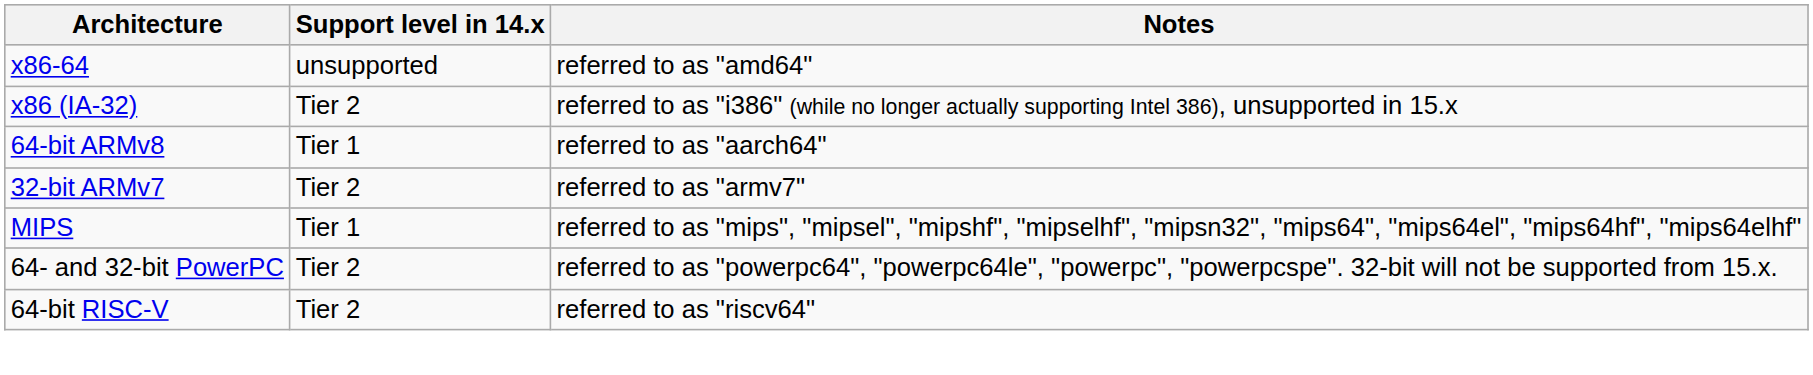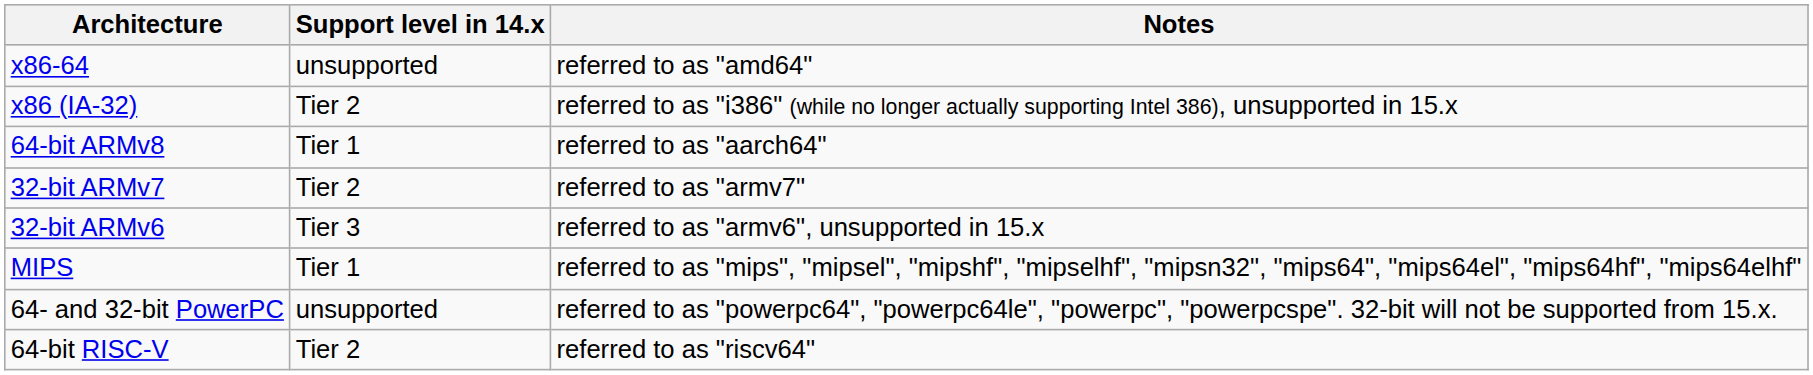+ row: (88, 227)
(328, 268) Tier 2 -> (367, 308) unsupported
